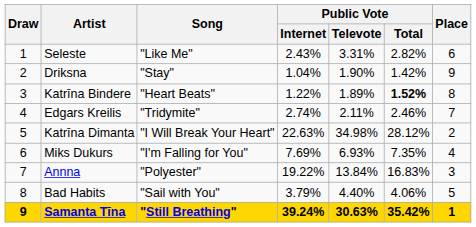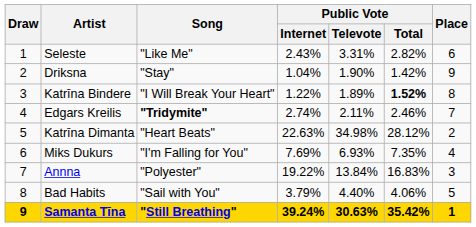(178, 93) "Heart Beats" -> (207, 93) "I Will Break Your Heart"
(170, 113) normal -> (174, 113) bold
(207, 133) "I Will Break Your Heart" -> (178, 133) "Heart Beats"
